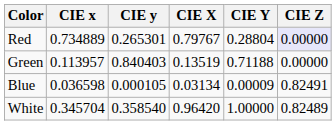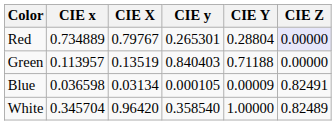columns swapped: (139, 16) <-> (196, 16)
